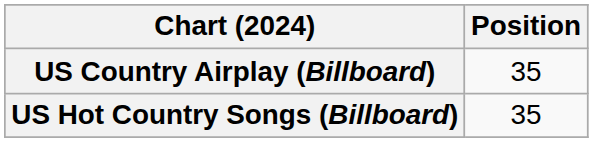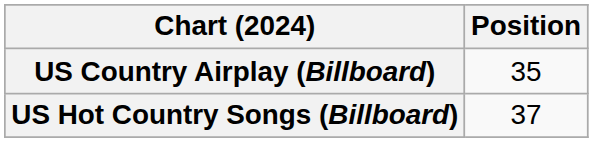(526, 114) 35 -> (526, 114) 37
